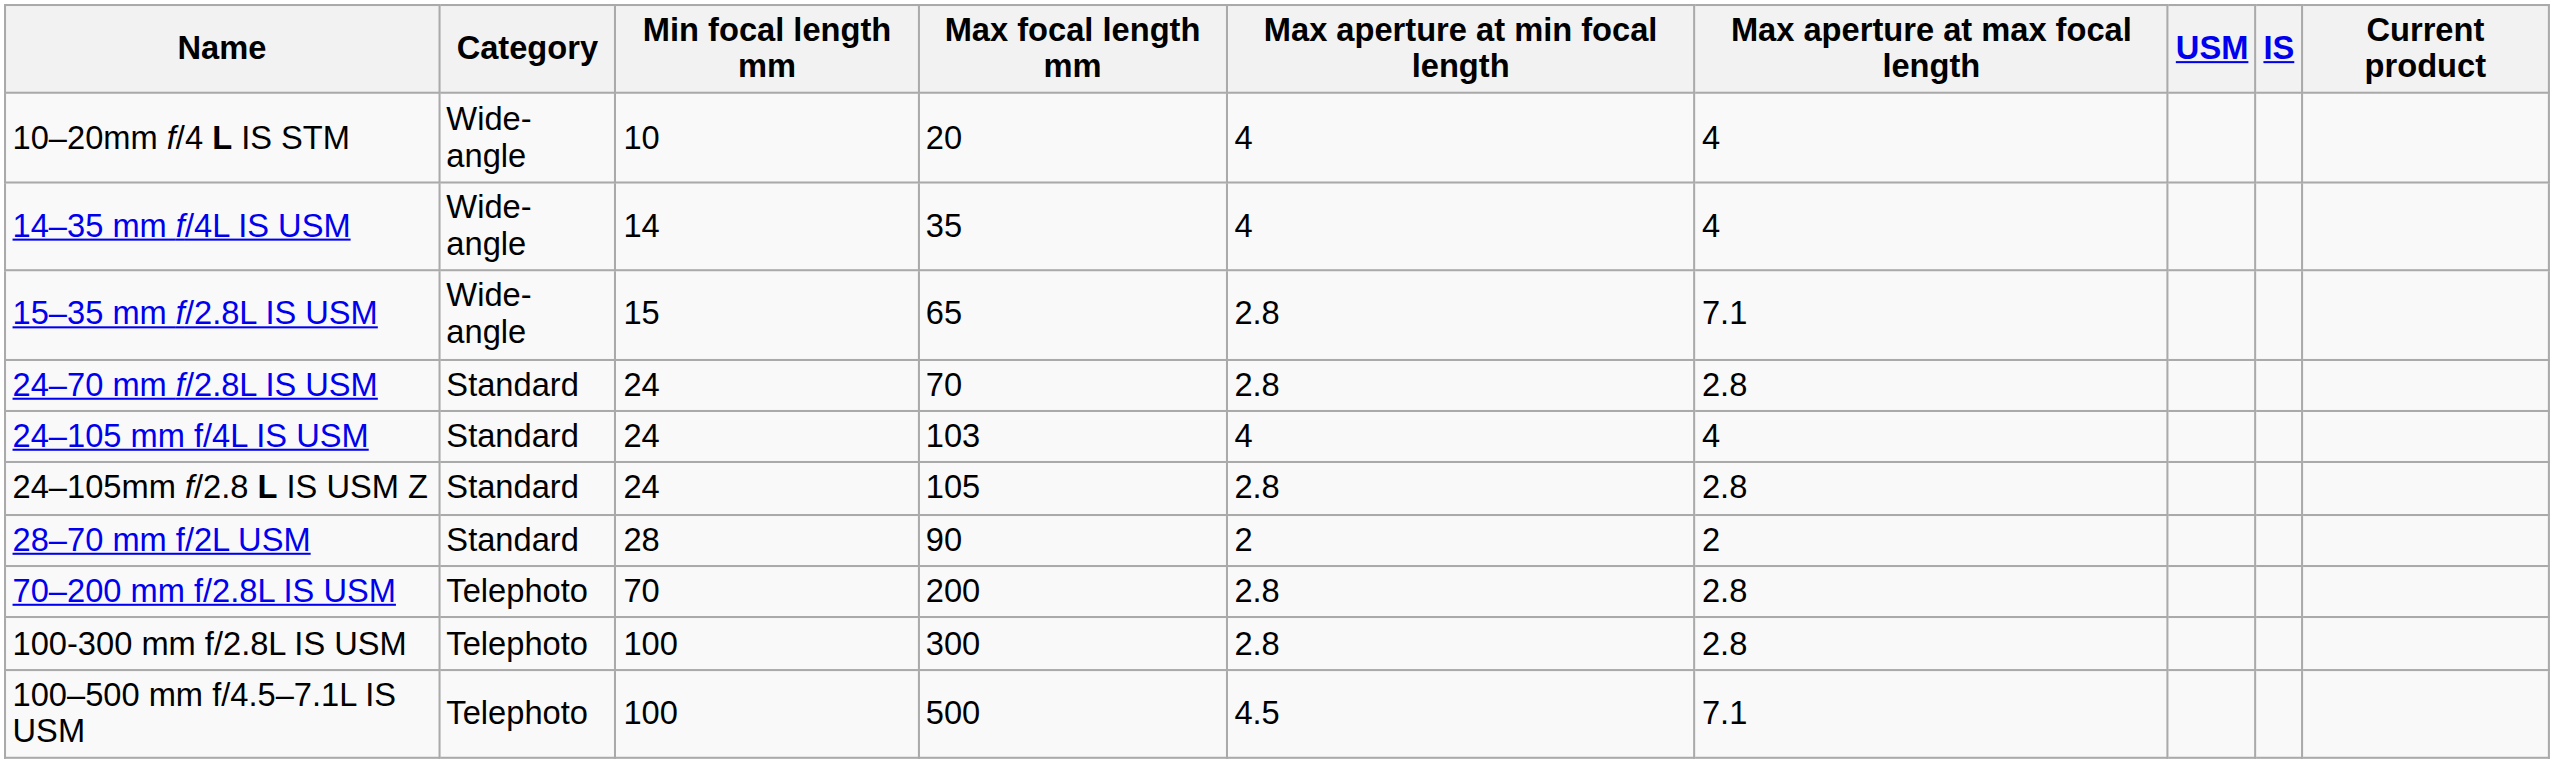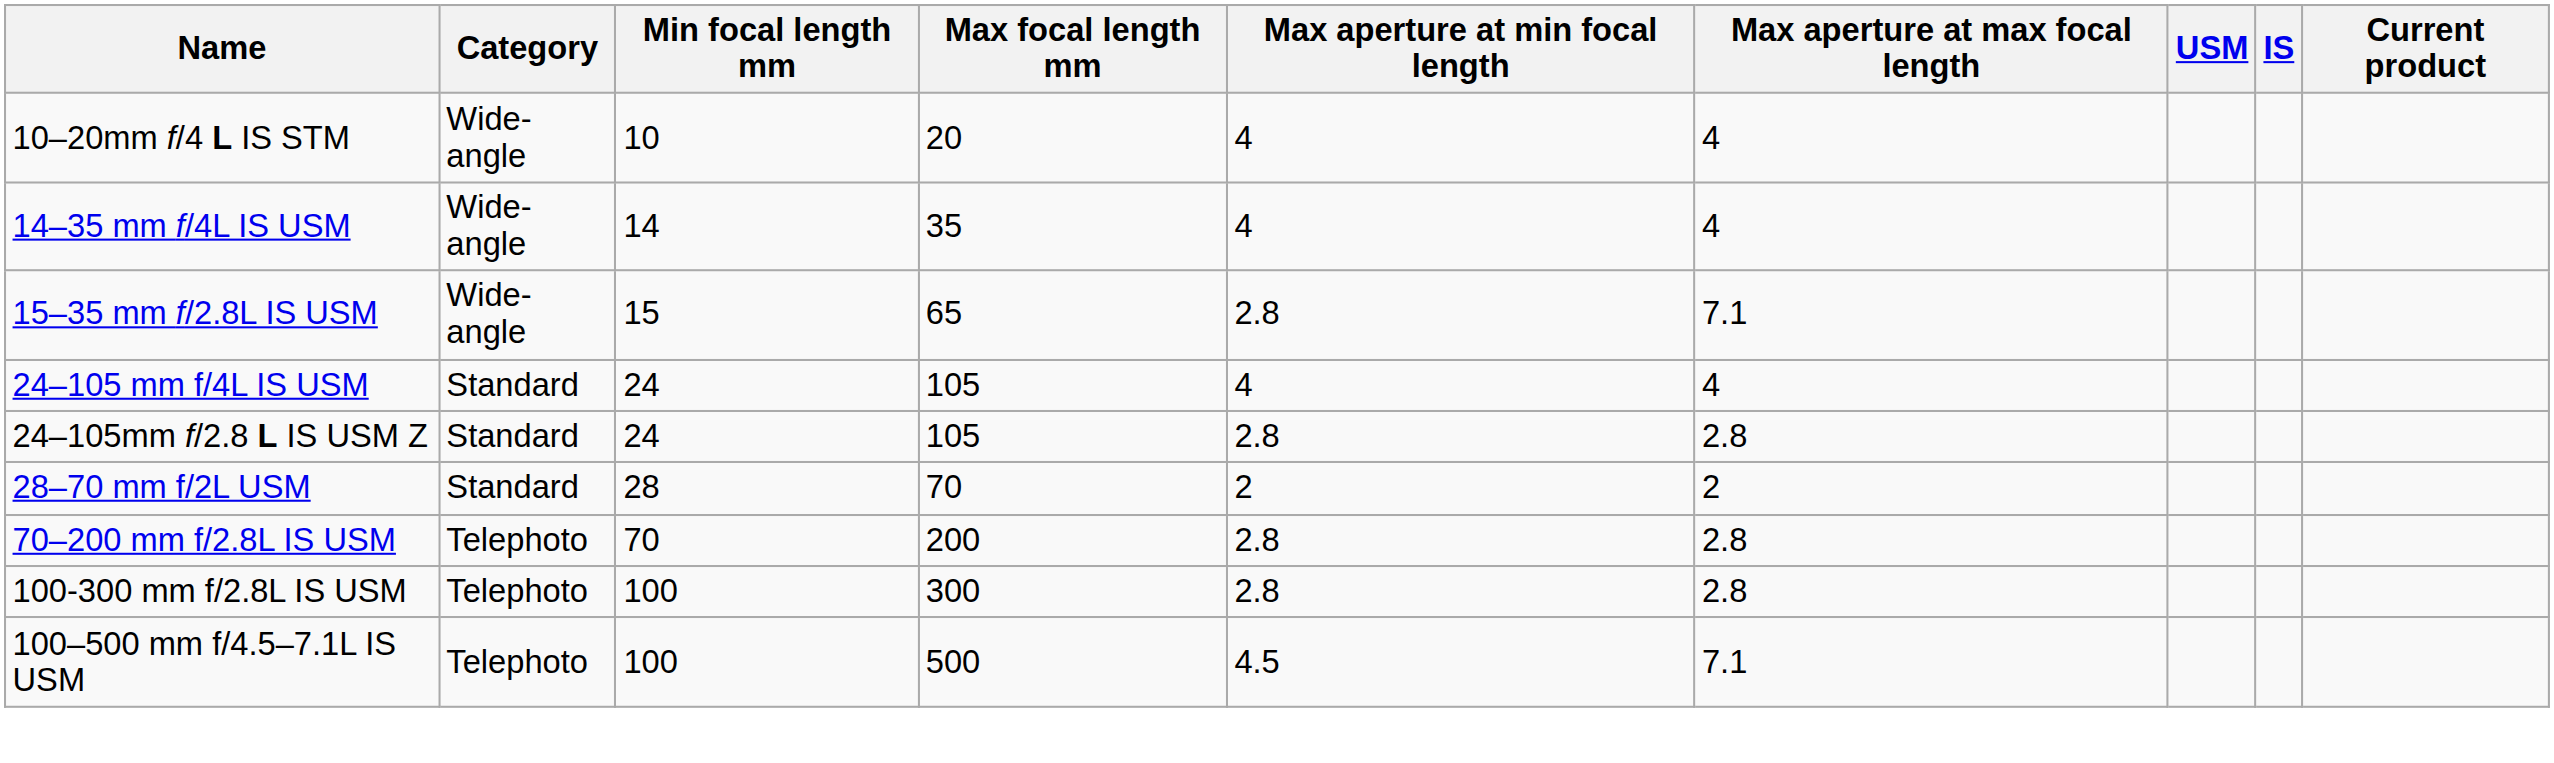- row: (195, 384)
(953, 436) 103 -> (953, 384) 105
(944, 539) 90 -> (944, 487) 70
